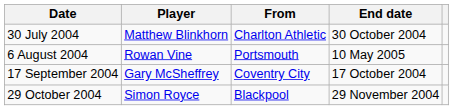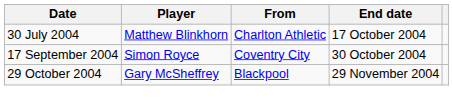(379, 34) 30 October 2004 -> (379, 34) 17 October 2004
- row: (48, 54)
(171, 74) Gary McSheffrey -> (162, 54) Simon Royce
(379, 74) 17 October 2004 -> (379, 54) 30 October 2004
(162, 94) Simon Royce -> (171, 74) Gary McSheffrey
